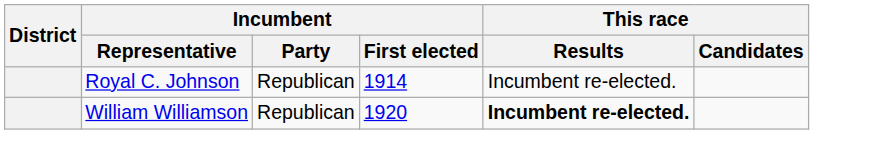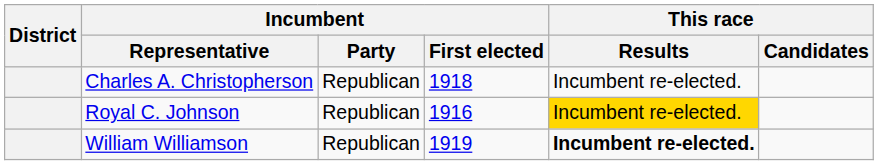+ row: (199, 81)
(385, 81) 1914 -> (451, 112) 1916
(582, 81) no background -> (647, 112) gold background
(385, 112) 1920 -> (451, 143) 1919
